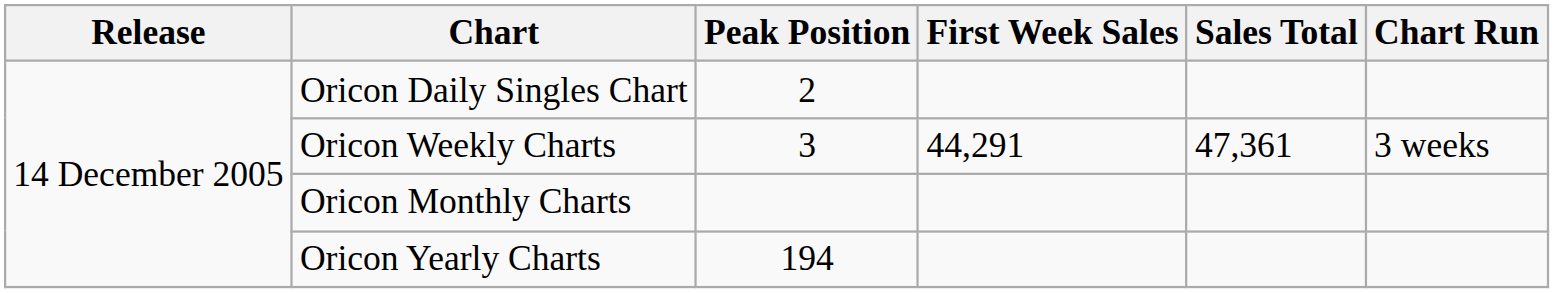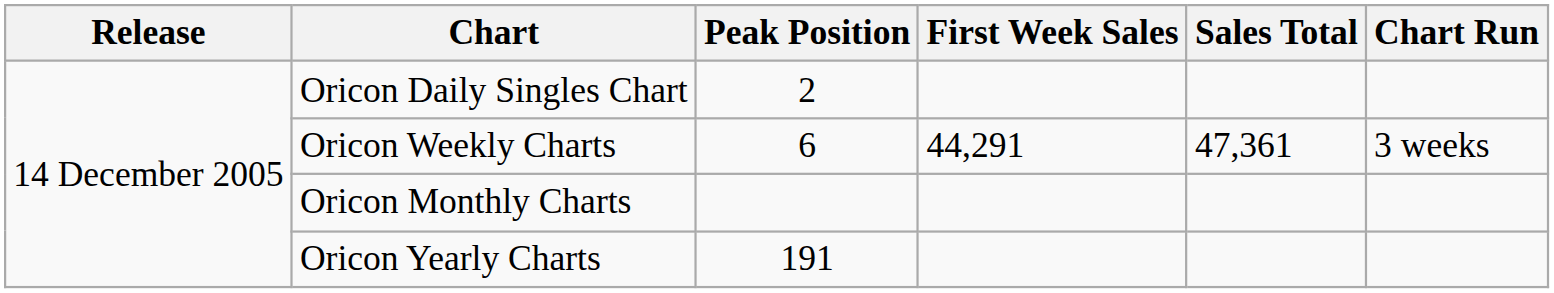(807, 145) 3 -> (807, 145) 6
(807, 257) 194 -> (807, 257) 191
